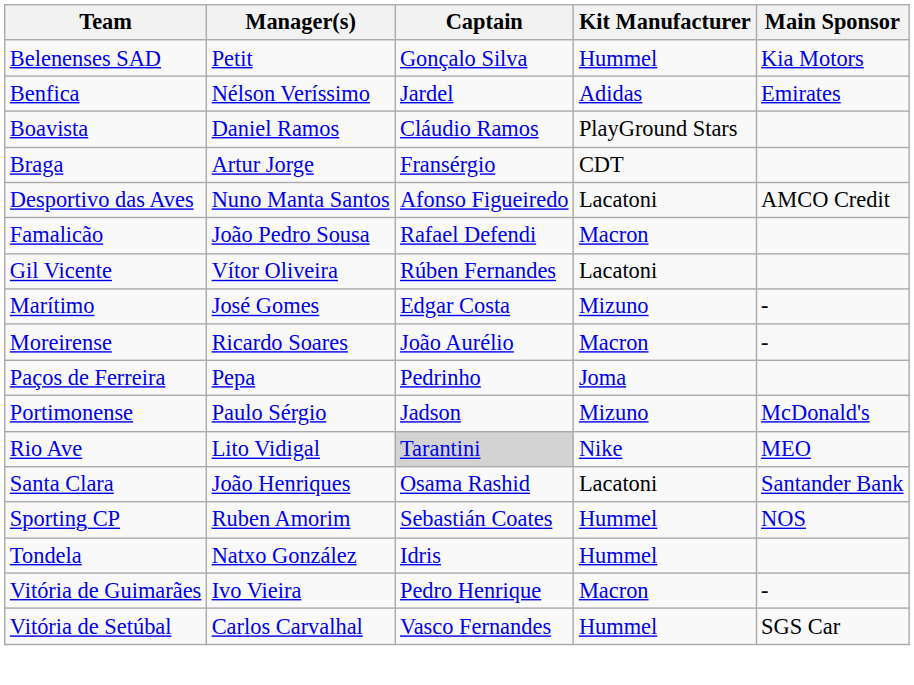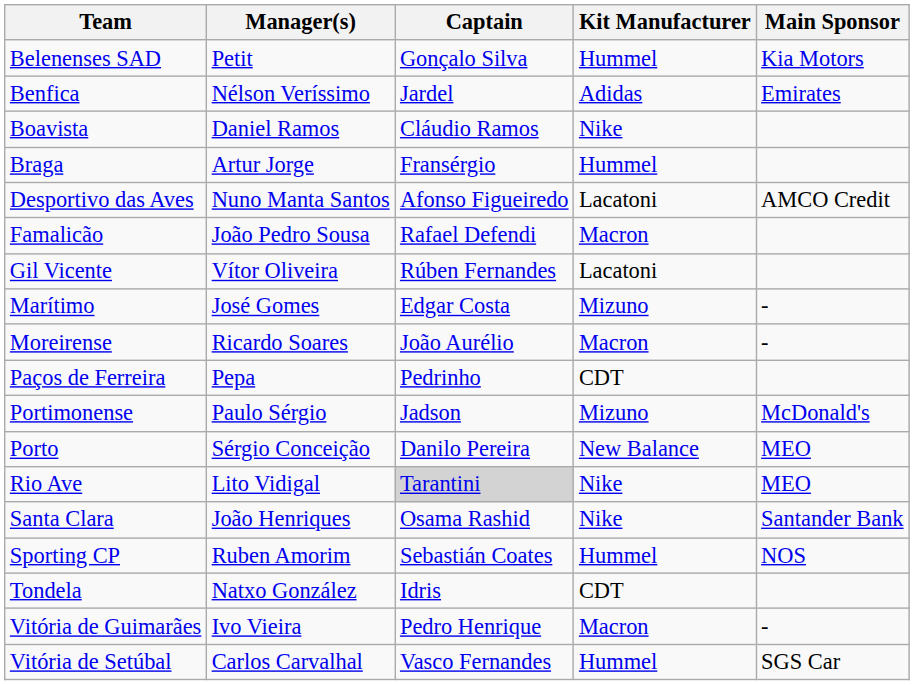(658, 128) PlayGround Stars -> (601, 128) Nike
(601, 164) CDT -> (618, 164) Hummel
(603, 377) Joma -> (601, 377) CDT
+ row: (34, 448)
(618, 484) Lacatoni -> (601, 519) Nike
(618, 555) Hummel -> (601, 590) CDT
